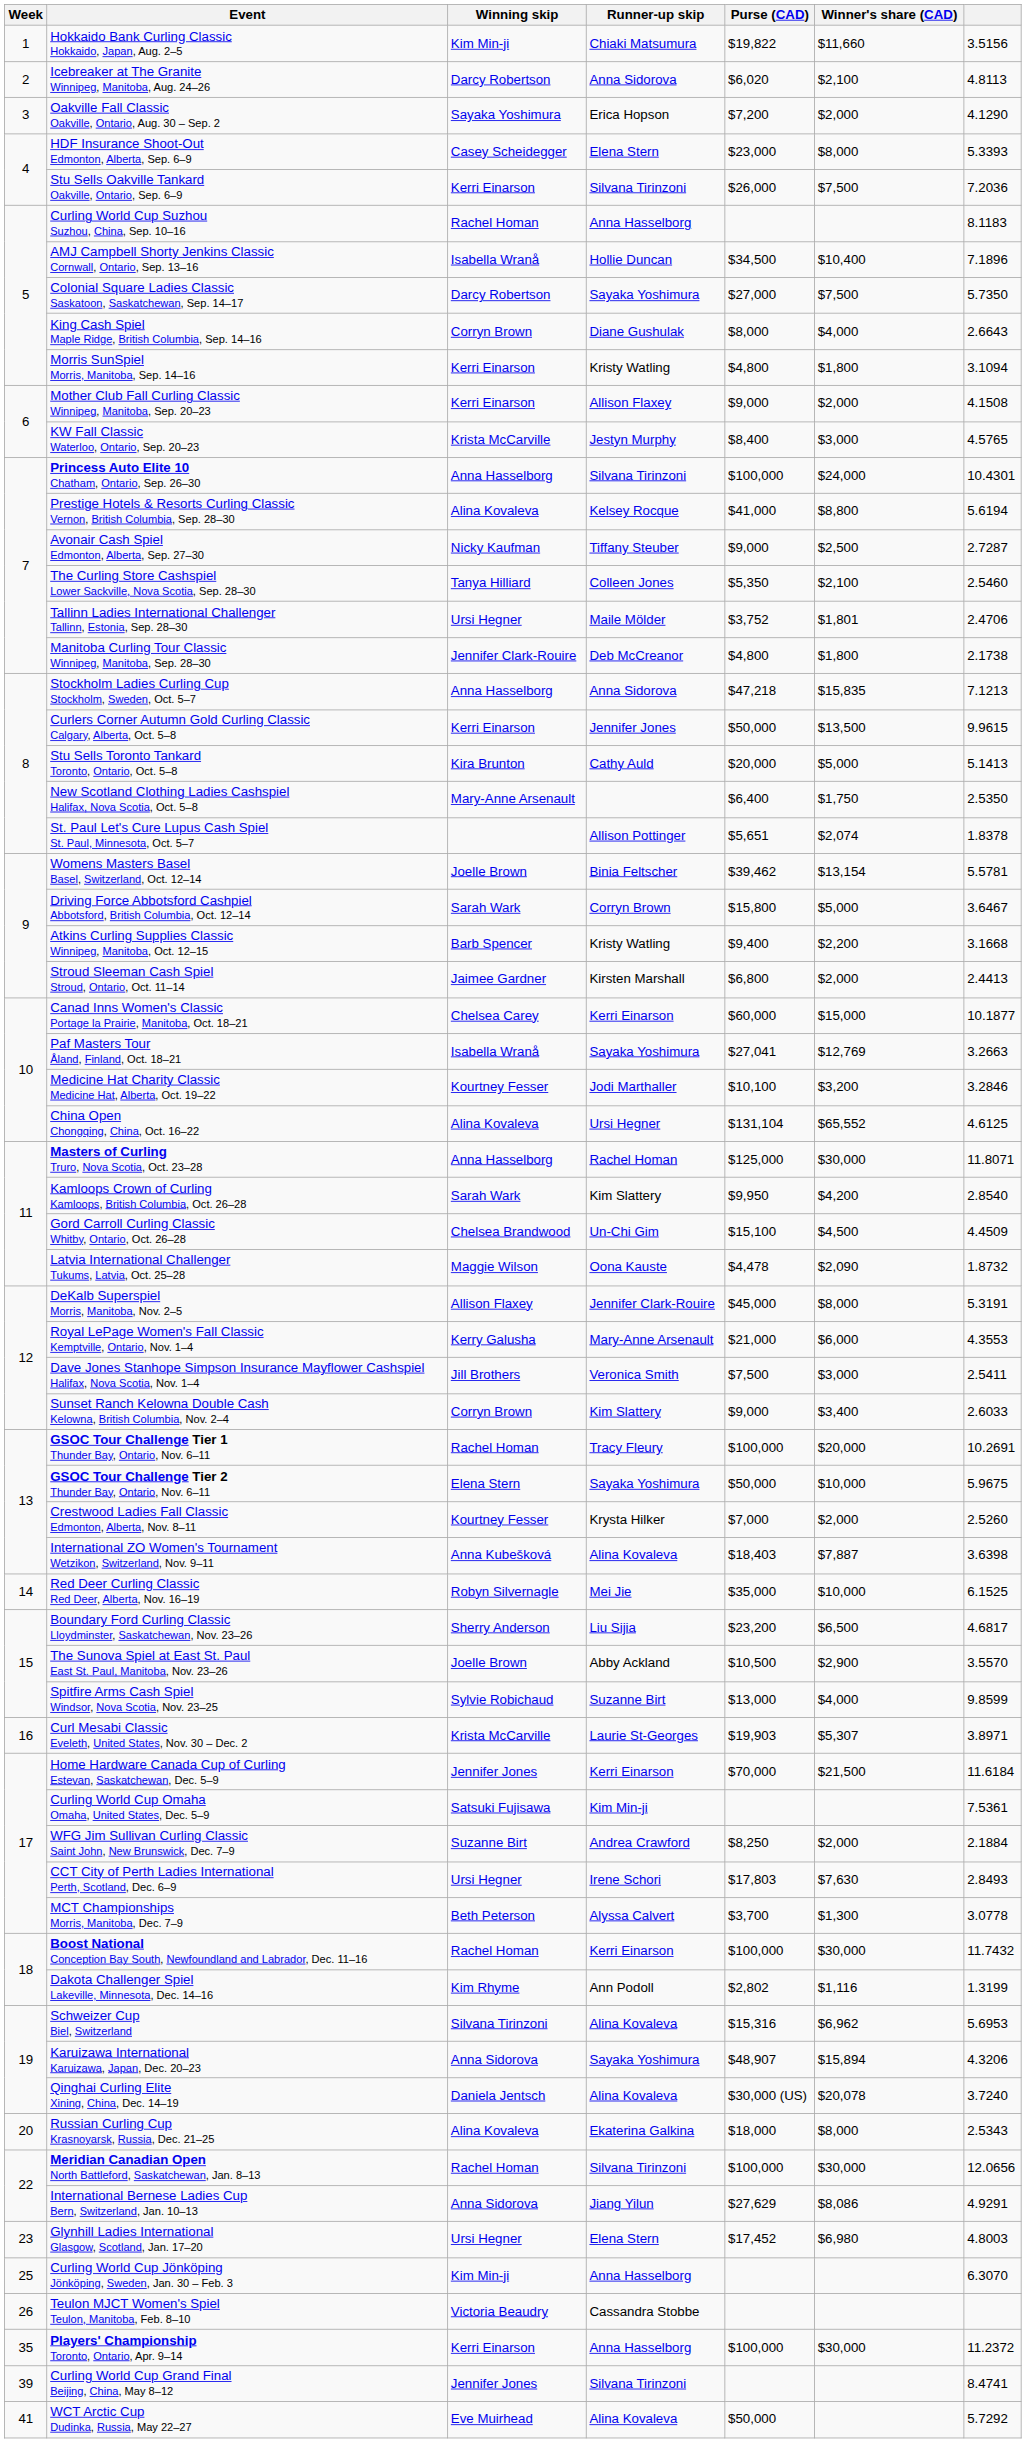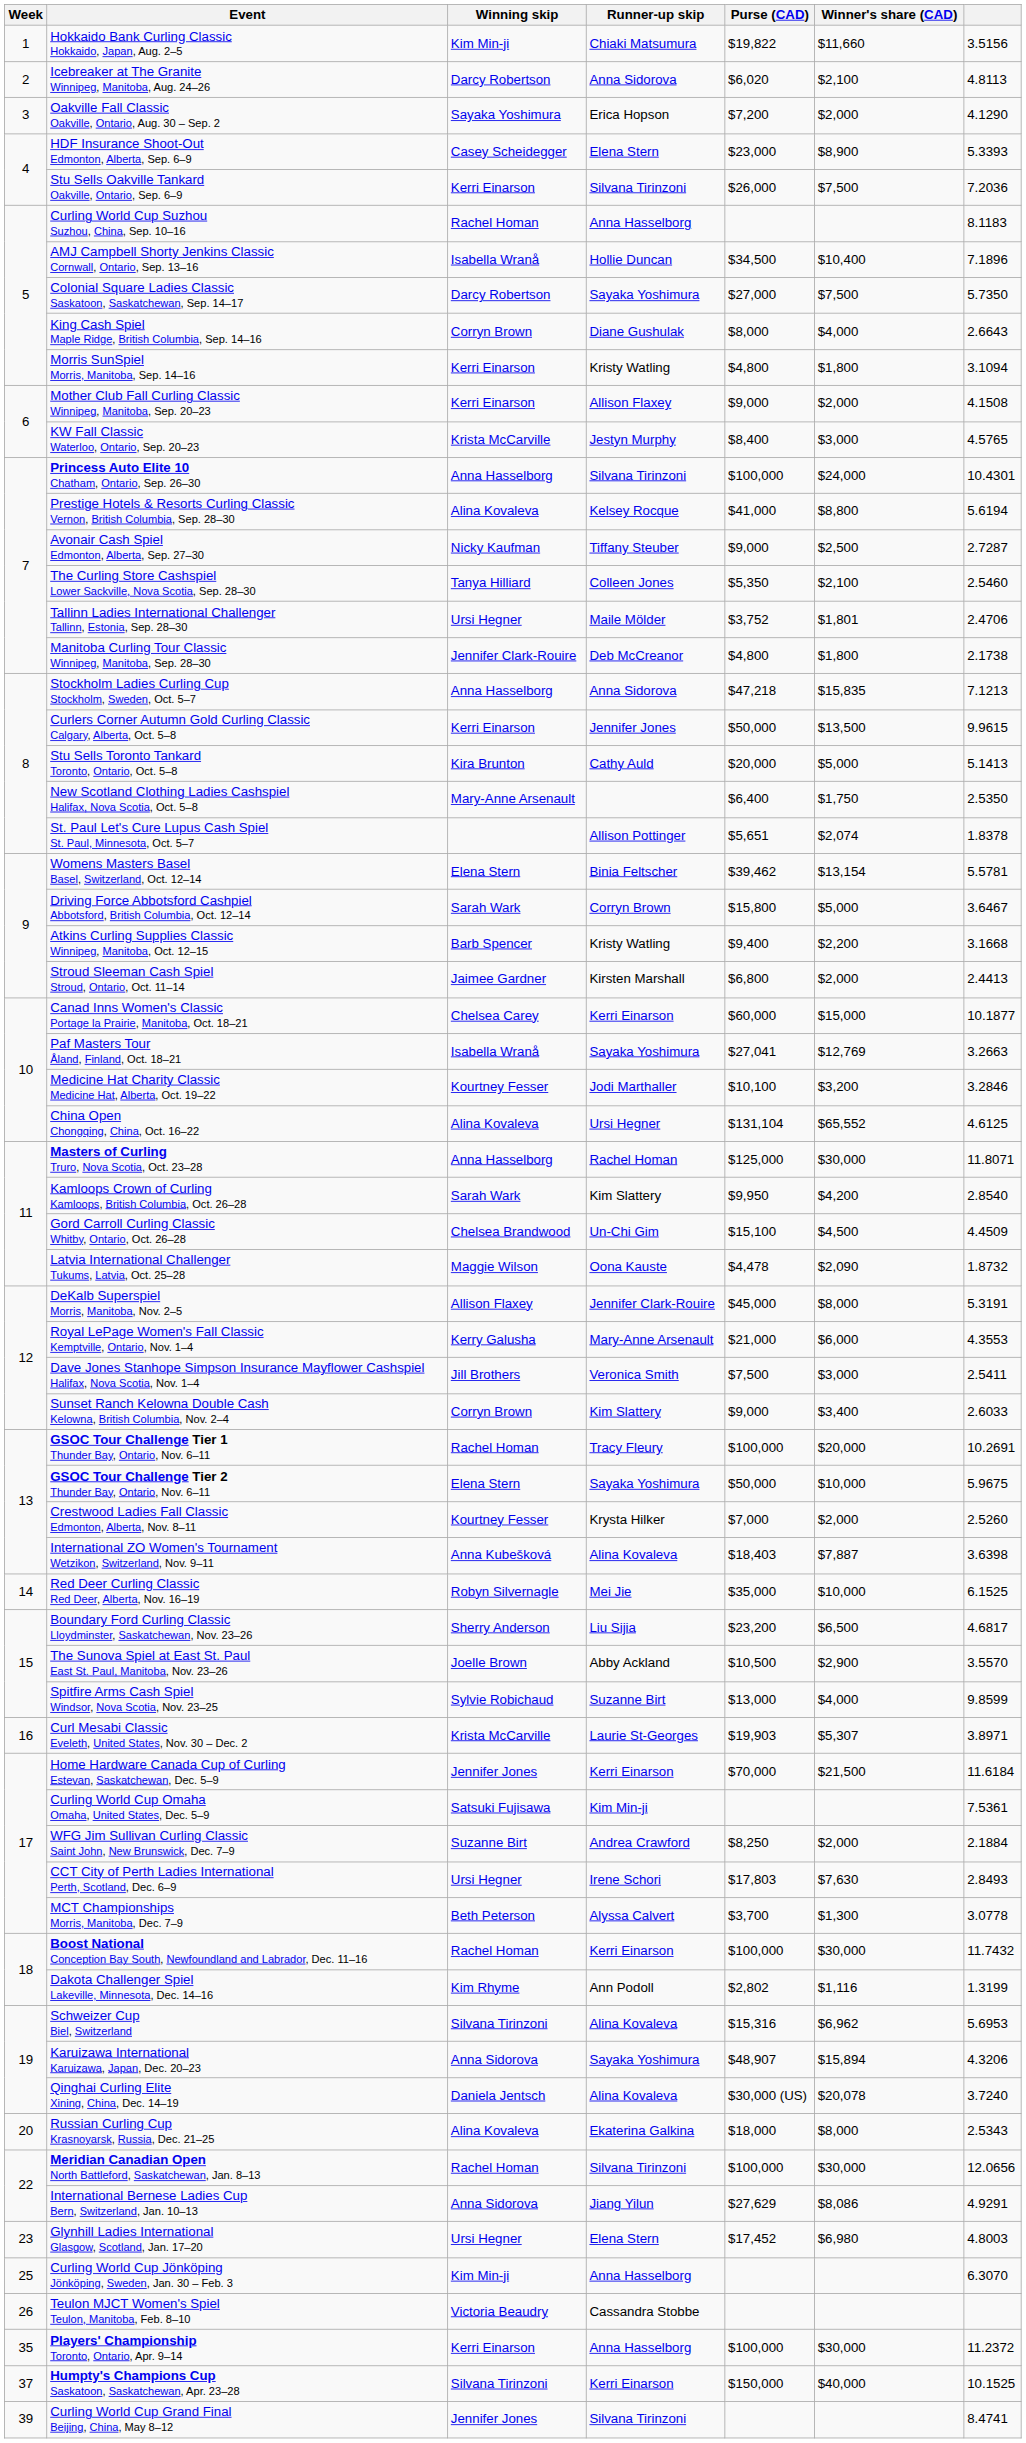(838, 151) $8,000 -> (838, 151) $8,900
(489, 871) Joelle Brown -> (486, 871) Elena Stern
+ row: (145, 2383)
- row: (121, 2419)
